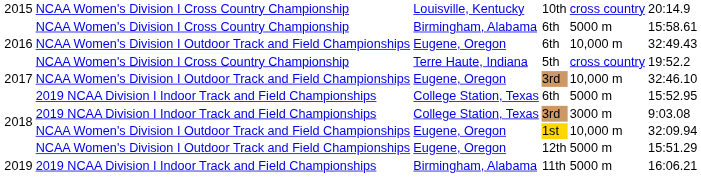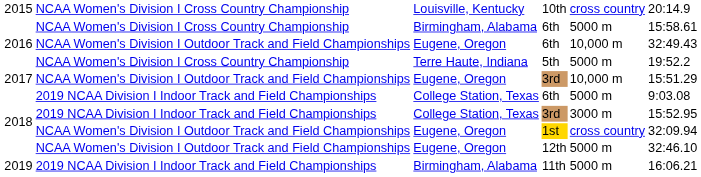(607, 61) cross country -> (591, 61) 5000 m
(673, 79) 32:46.10 -> (673, 79) 15:51.29
(673, 96) 15:52.95 -> (669, 96) 9:03.08
(669, 113) 9:03.08 -> (673, 113) 15:52.95
(596, 131) 10,000 m -> (607, 131) cross country
(673, 148) 15:51.29 -> (673, 148) 32:46.10
